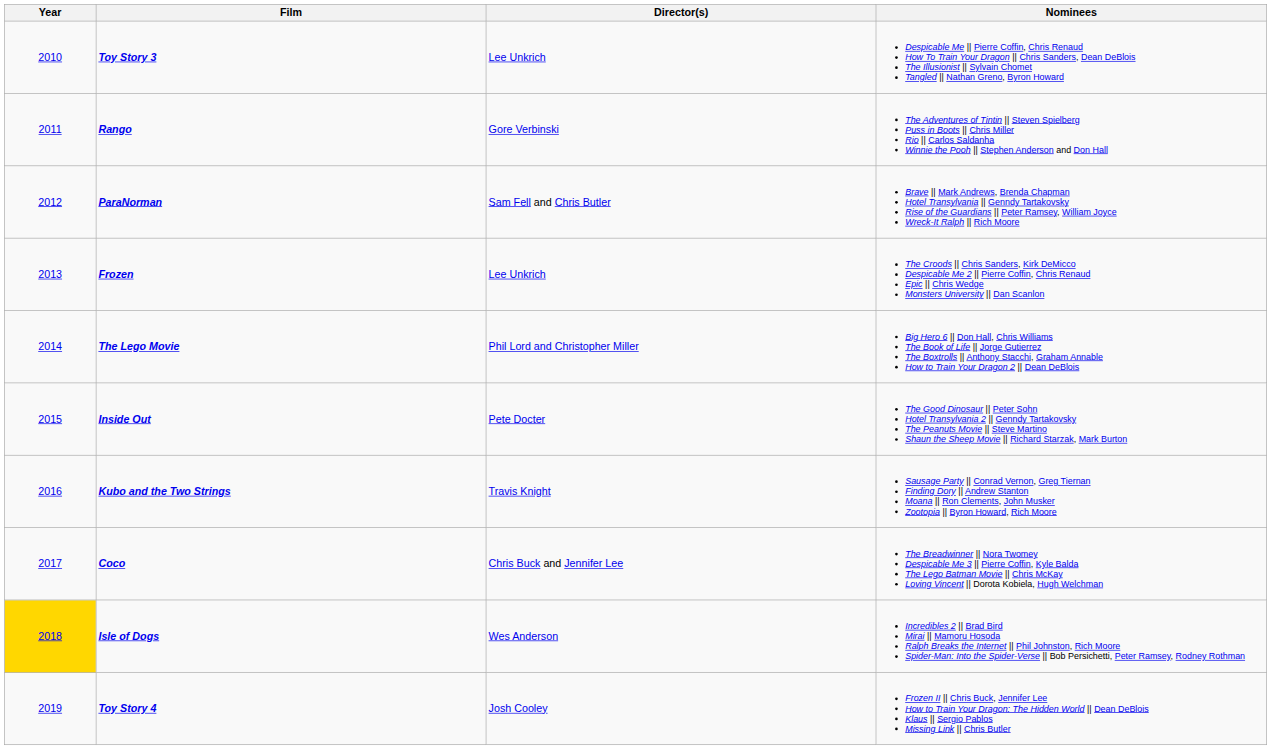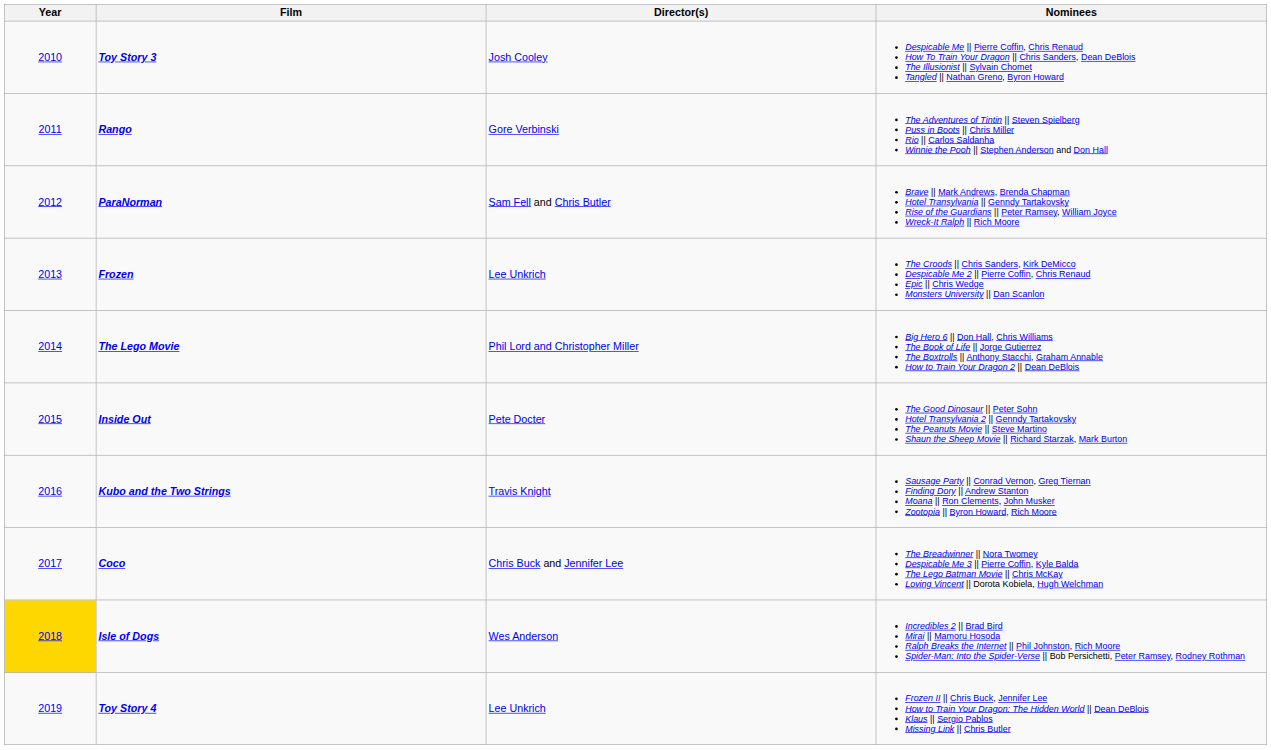(517, 57) Lee Unkrich -> (518, 57) Josh Cooley
(518, 708) Josh Cooley -> (517, 708) Lee Unkrich
